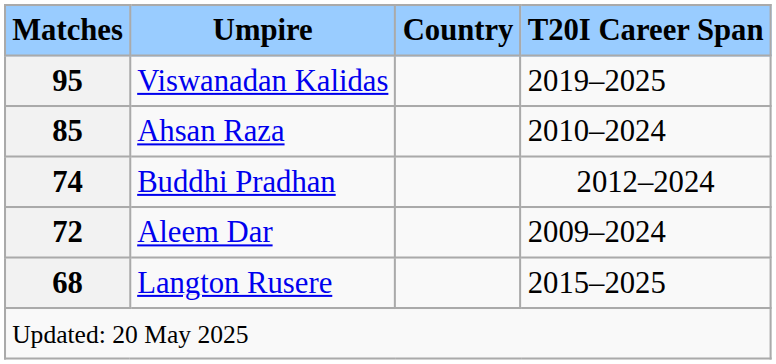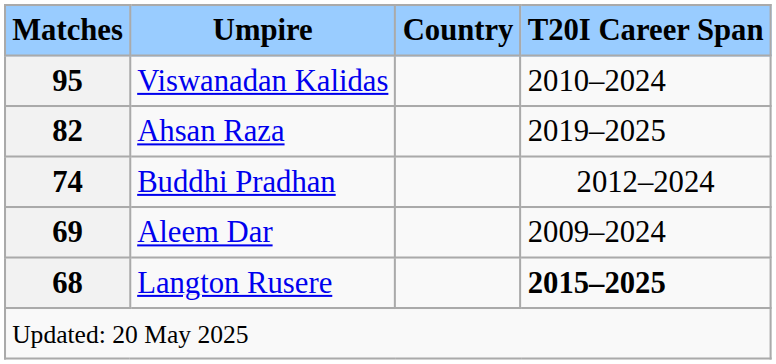(597, 80) 2019–2025 -> (597, 80) 2010–2024
(68, 131) 85 -> (68, 131) 82
(597, 131) 2010–2024 -> (597, 131) 2019–2025
(68, 232) 72 -> (68, 232) 69
(597, 283) normal -> (597, 283) bold
